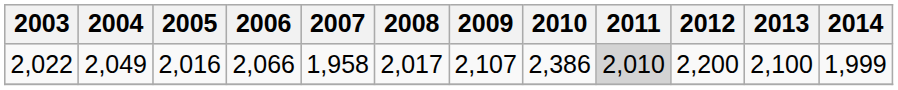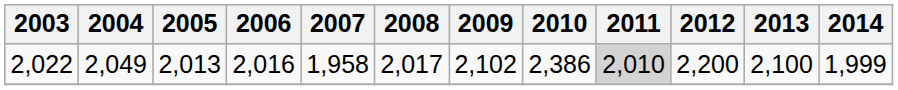(190, 63) 2,016 -> (190, 63) 2,013
(264, 63) 2,066 -> (264, 63) 2,016
(486, 63) 2,107 -> (486, 63) 2,102
